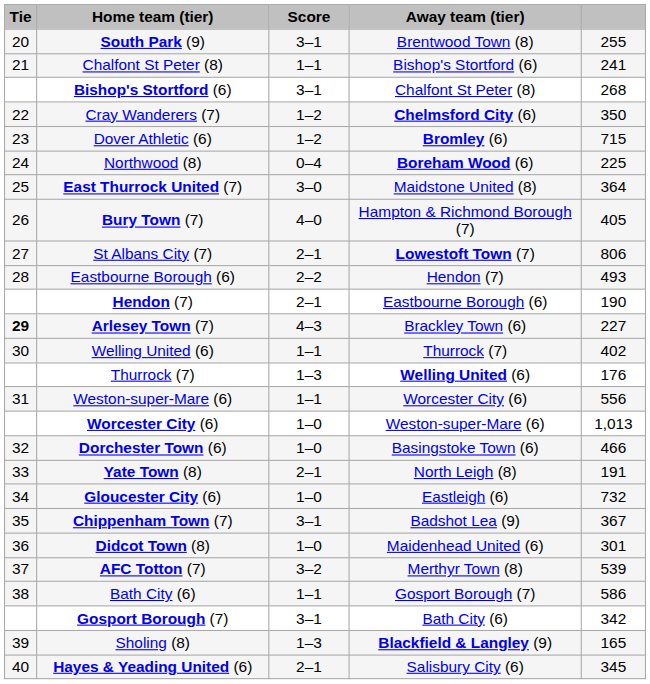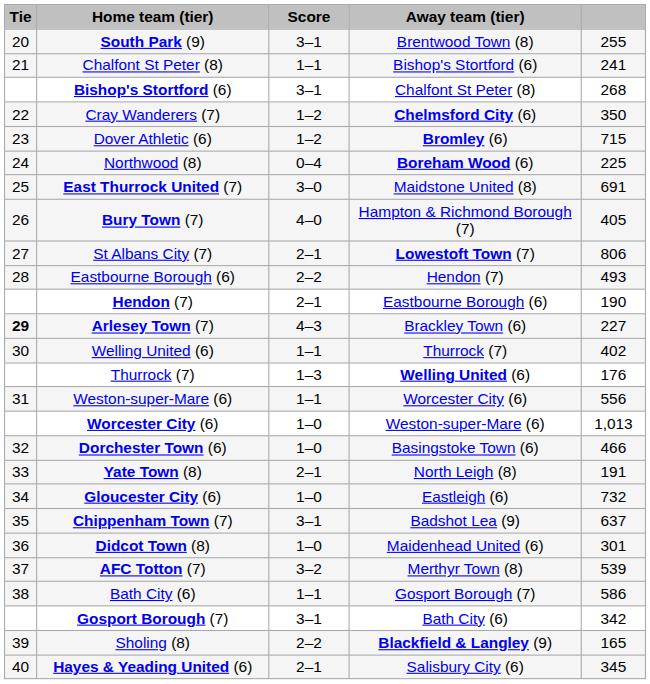(613, 187) 364 -> (613, 187) 691
(613, 521) 367 -> (613, 521) 637
(309, 643) 1–3 -> (309, 643) 2–2
